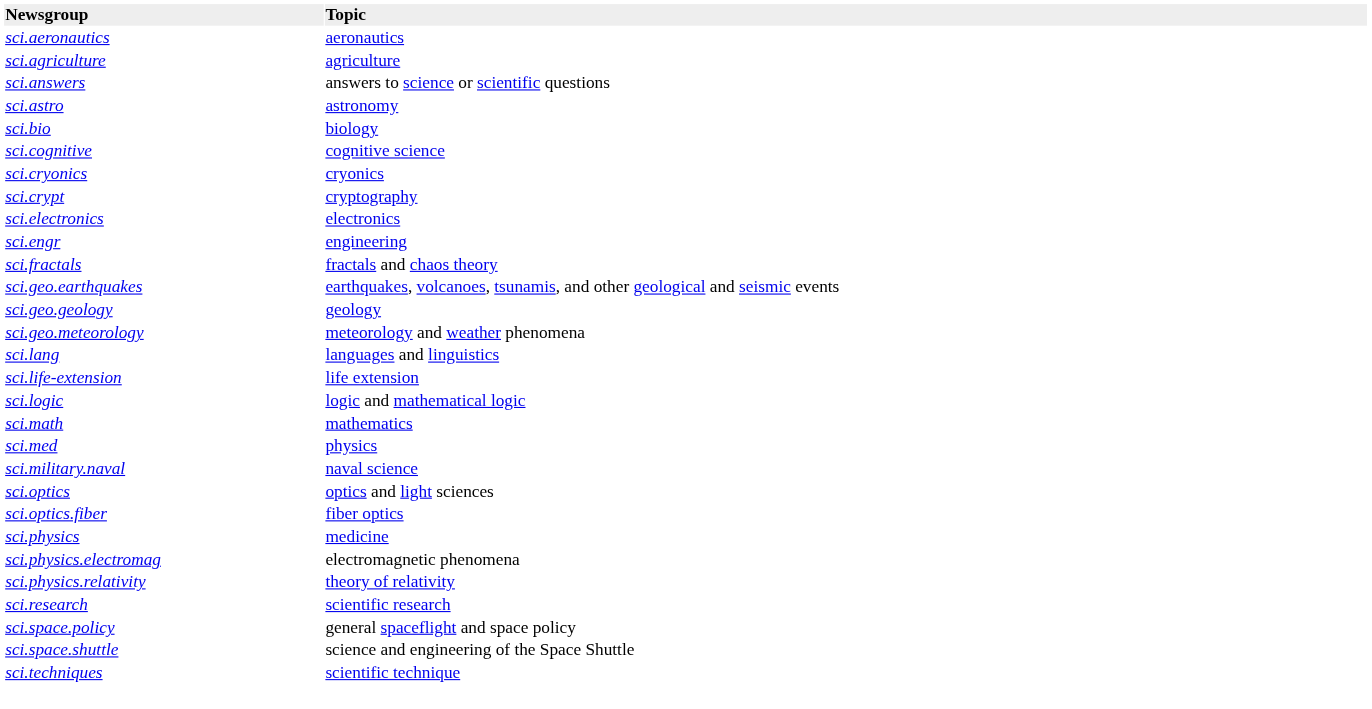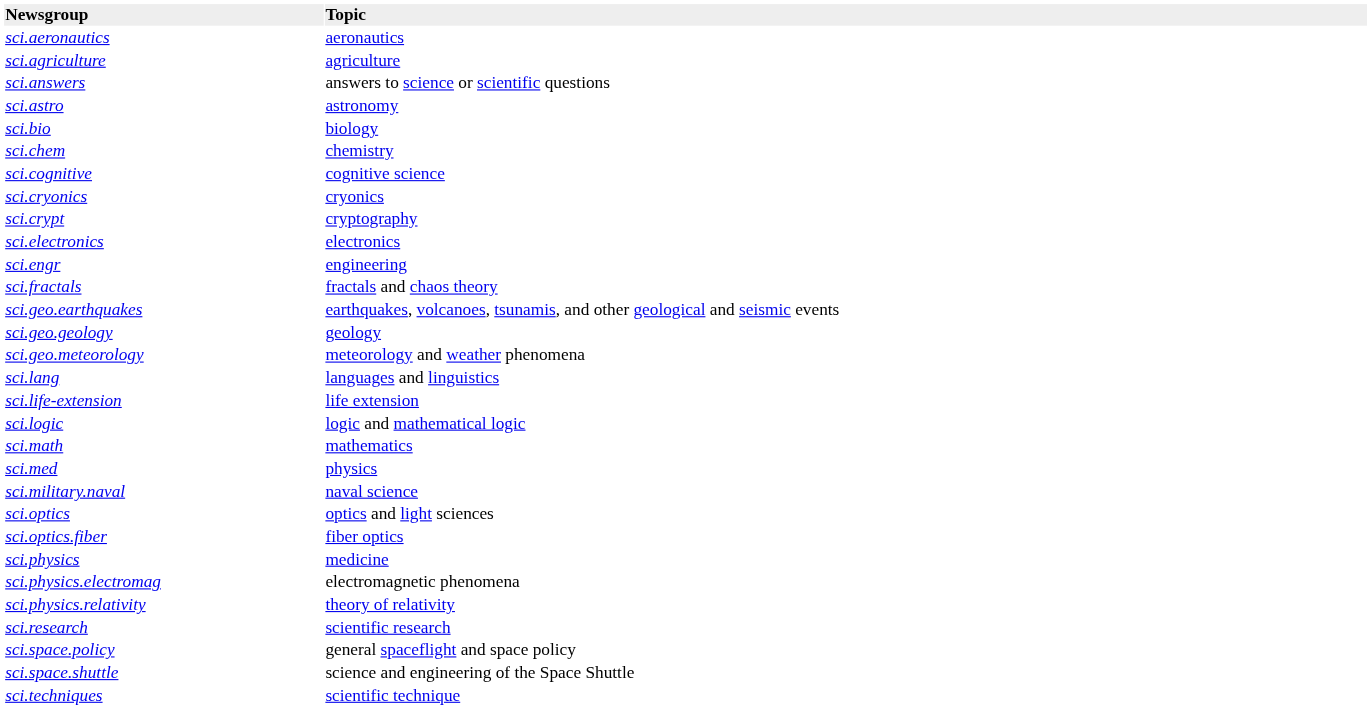+ row: (35, 150)
